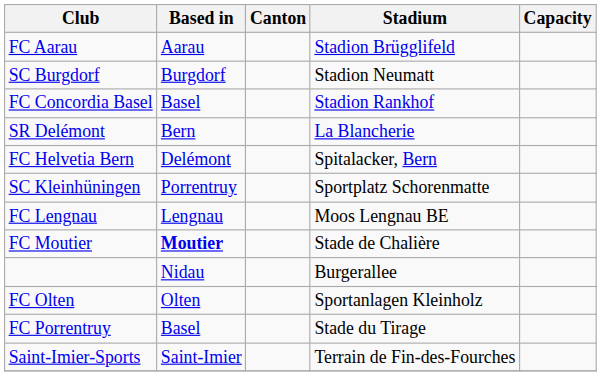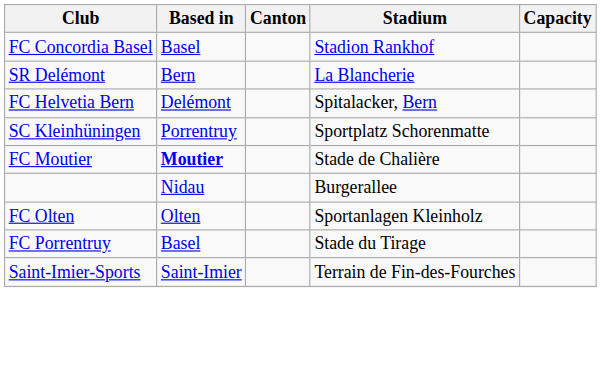- row: (43, 46)
- row: (54, 74)
- row: (53, 215)
